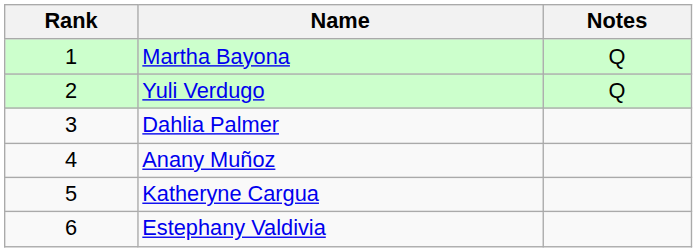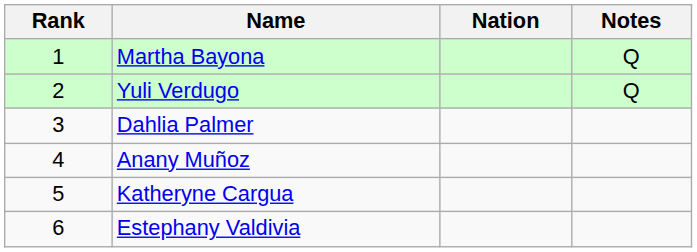+ column: (506, 21)
